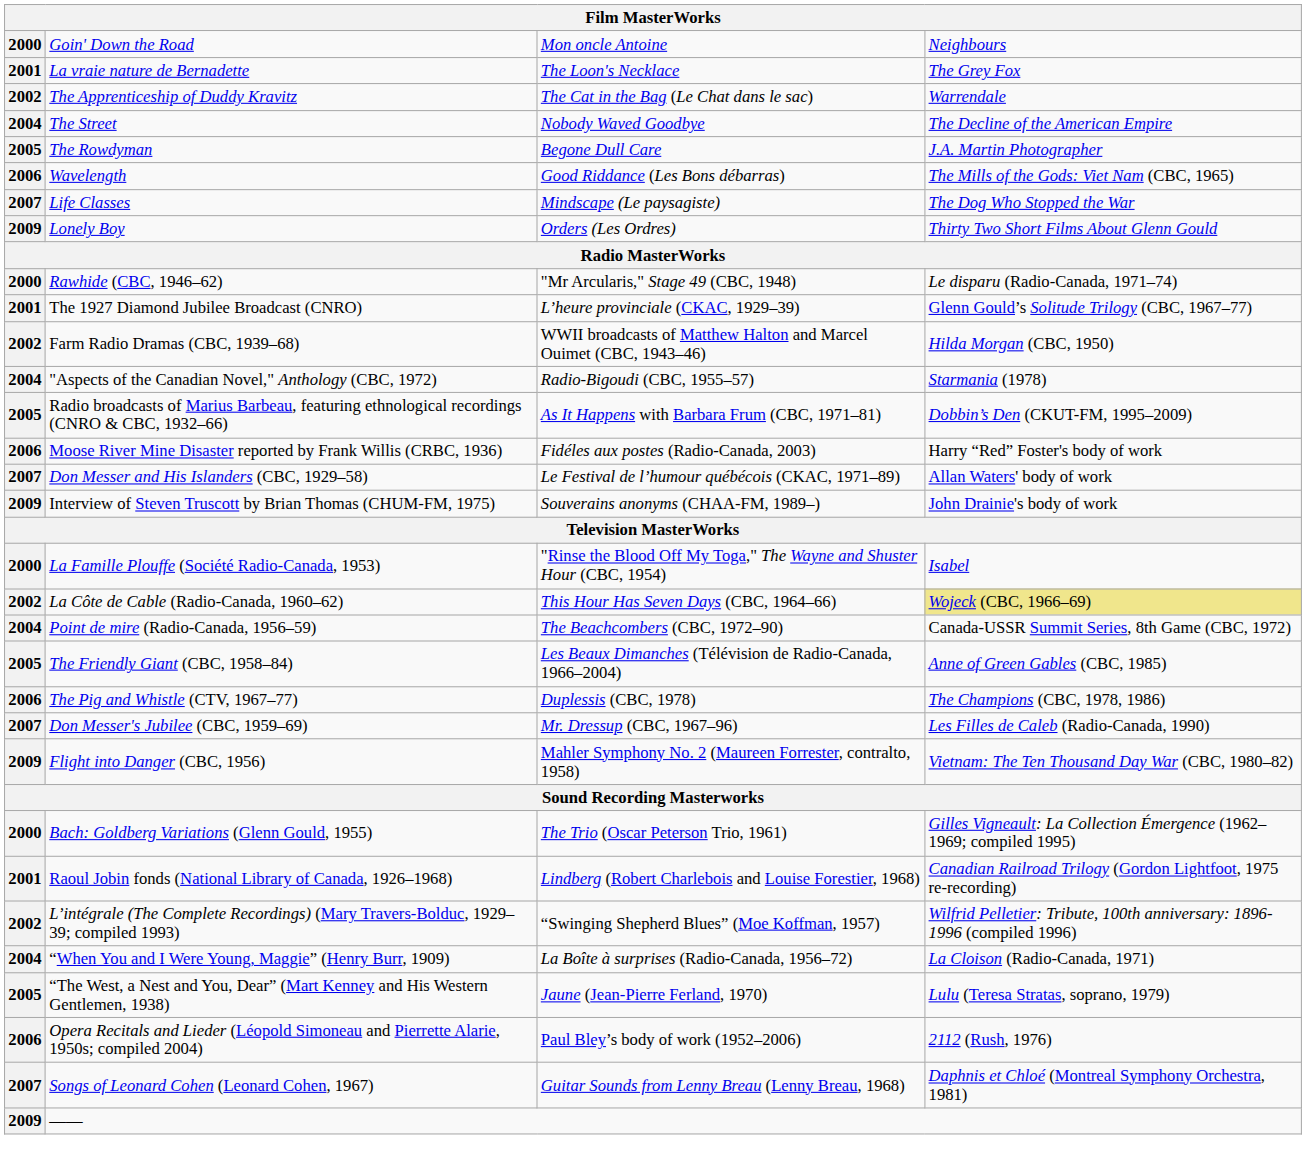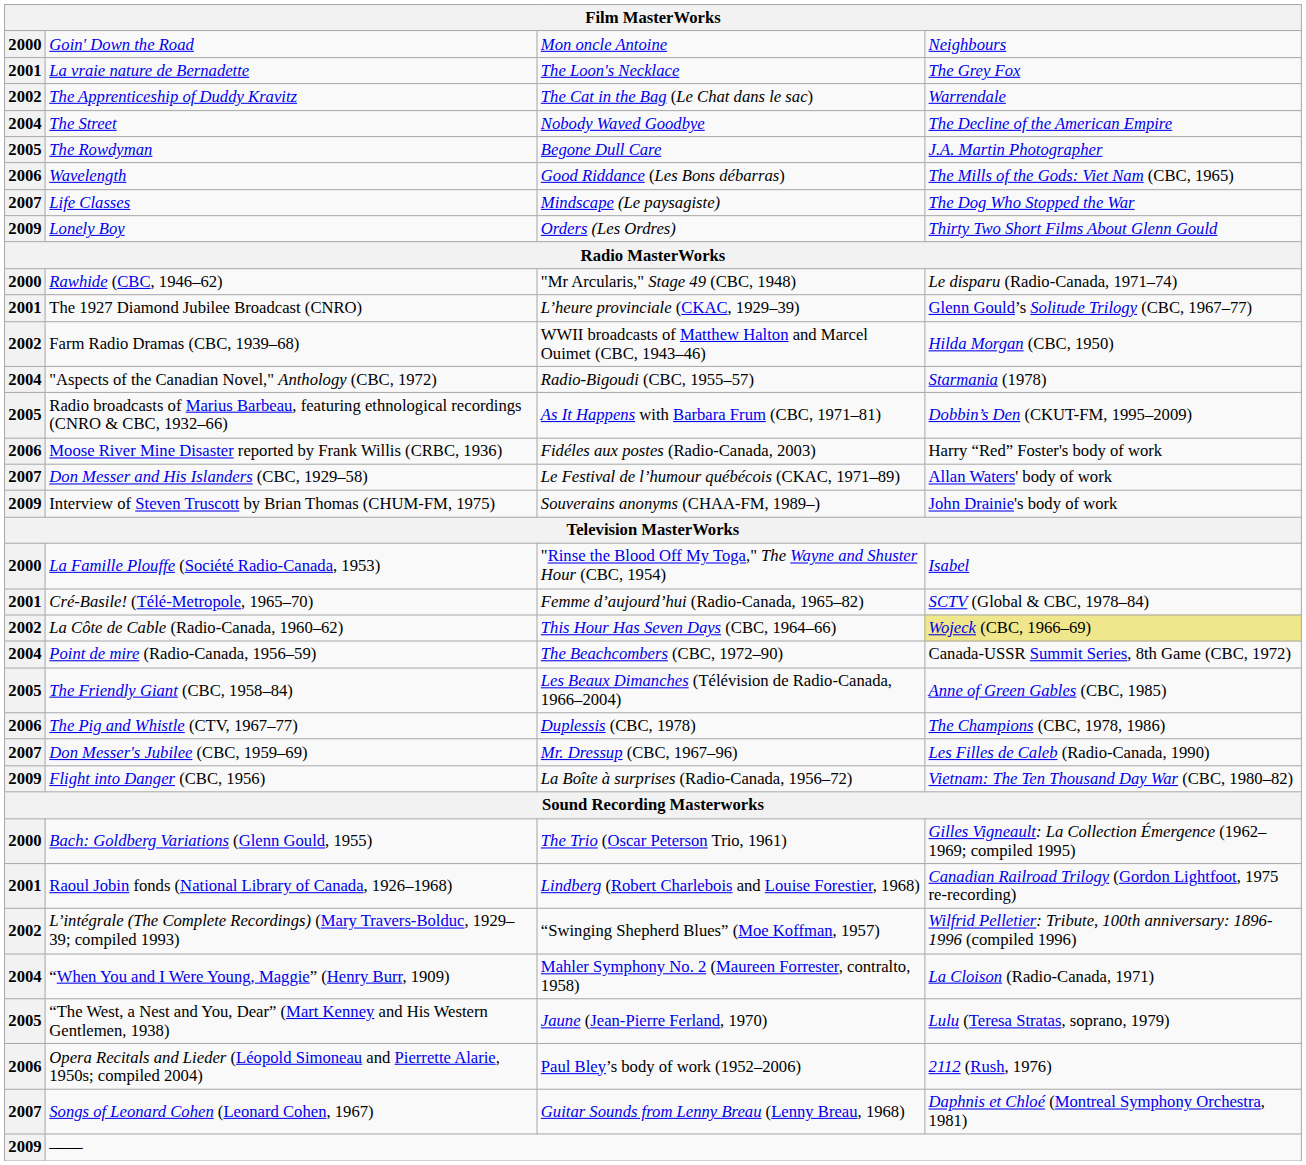+ row: (181, 601)
(726, 761) Mahler Symphony No. 2 (Maureen Forrester, contralto, 1958) -> (697, 778) La Boîte à surprises (Radio-Canada, 1956–72)
(697, 959) La Boîte à surprises (Radio-Canada, 1956–72) -> (726, 976) Mahler Symphony No. 2 (Maureen Forrester, contralto, 1958)
